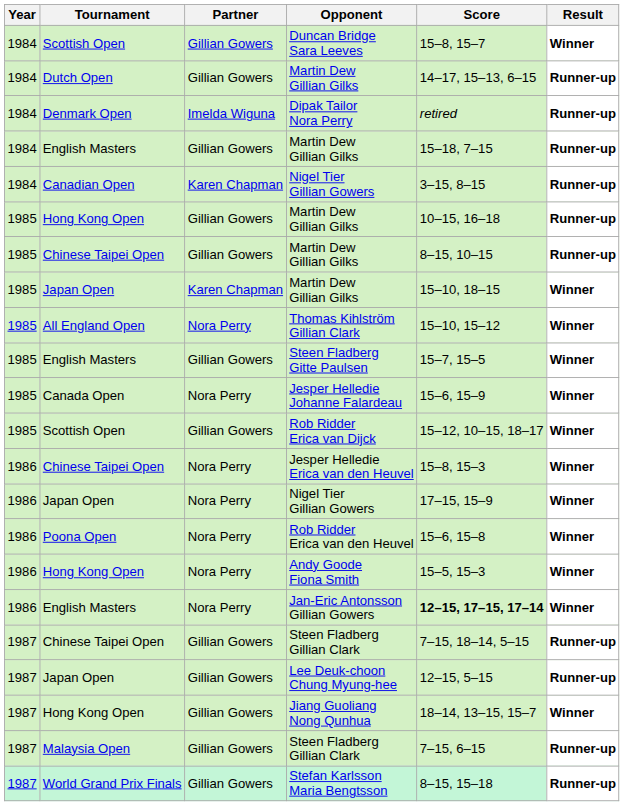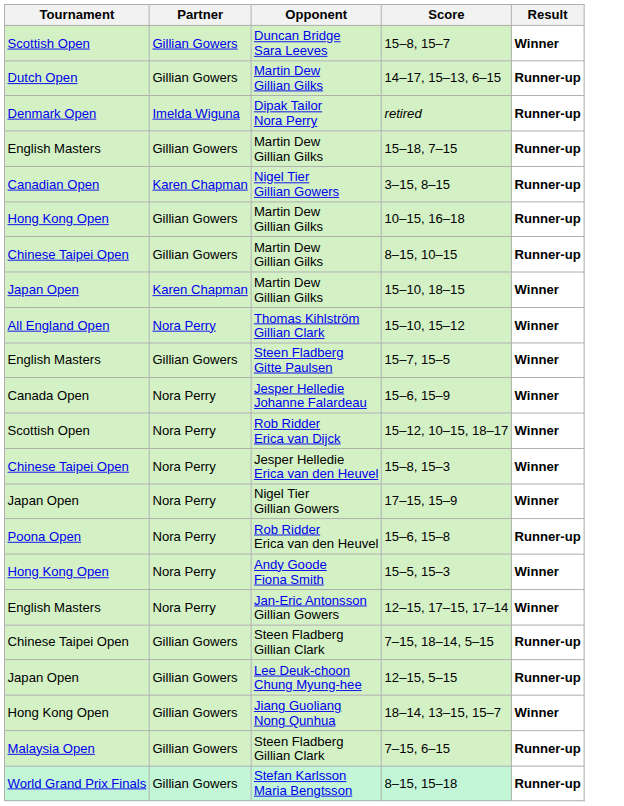- column: (22, 15)
(230, 431) Gillian Gowers -> (184, 431) Nora Perry
(572, 537) Winner -> (548, 537) Runner-up
(482, 607) bold -> (446, 607) normal
